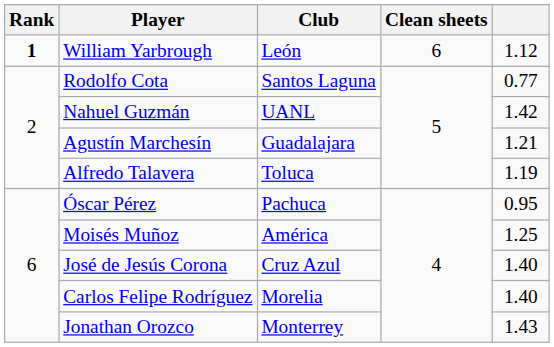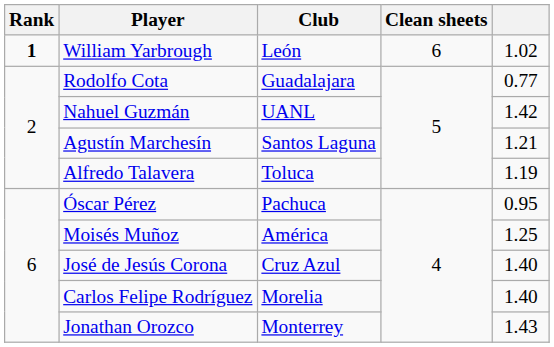(521, 50) 1.12 -> (521, 50) 1.02
(319, 81) Santos Laguna -> (308, 81) Guadalajara
(308, 142) Guadalajara -> (319, 142) Santos Laguna
